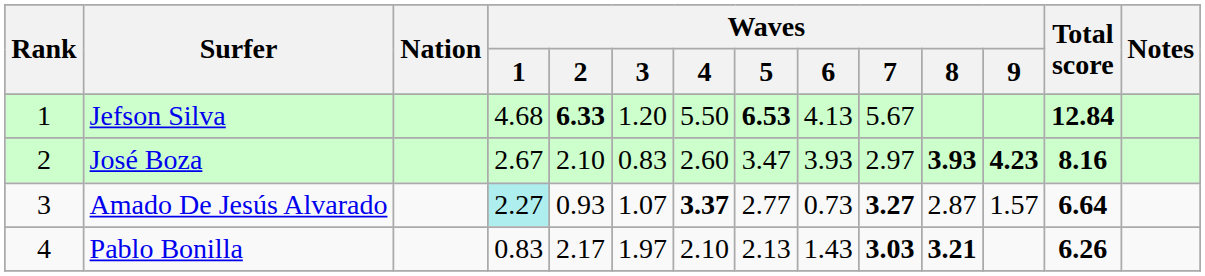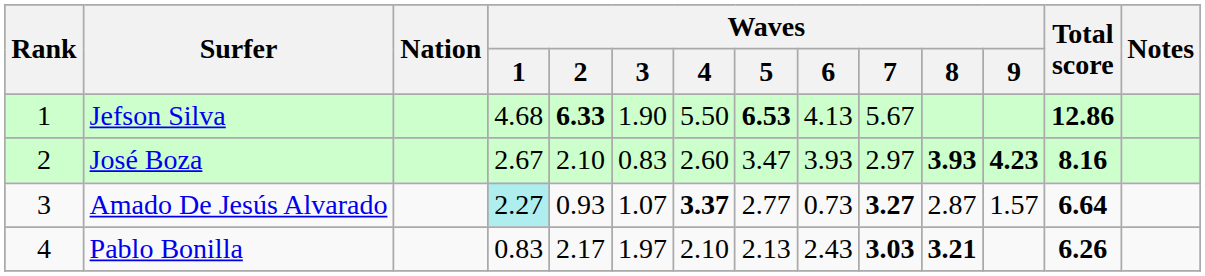(642, 115) 1.20 -> (642, 115) 1.90
(1083, 115) 12.84 -> (1083, 115) 12.86
(828, 248) 1.43 -> (828, 248) 2.43
